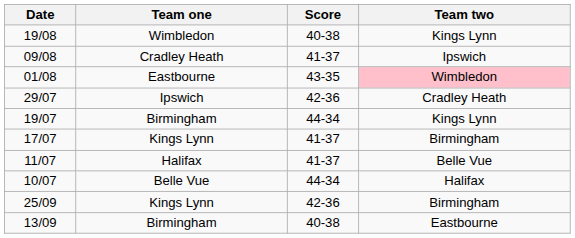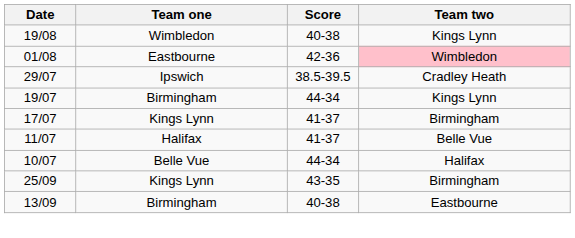- row: (40, 56)
(323, 77) 43-35 -> (323, 56) 42-36
(323, 98) 42-36 -> (323, 77) 38.5-39.5
(323, 202) 42-36 -> (323, 181) 43-35
